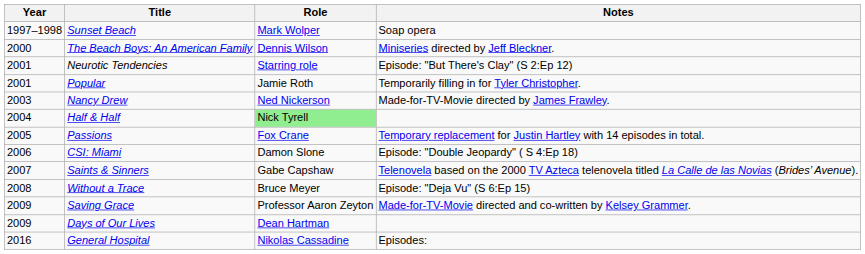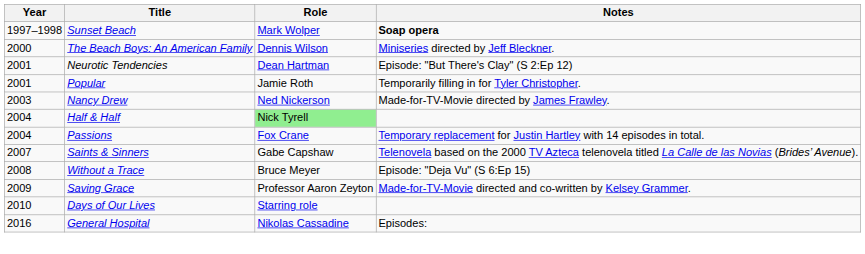(407, 30) normal -> (409, 30) bold
(287, 65) Starring role -> (293, 65) Dean Hartman
(19, 135) 2005 -> (19, 135) 2004
- row: (94, 153)
(19, 223) 2009 -> (19, 205) 2010
(293, 223) Dean Hartman -> (287, 205) Starring role
